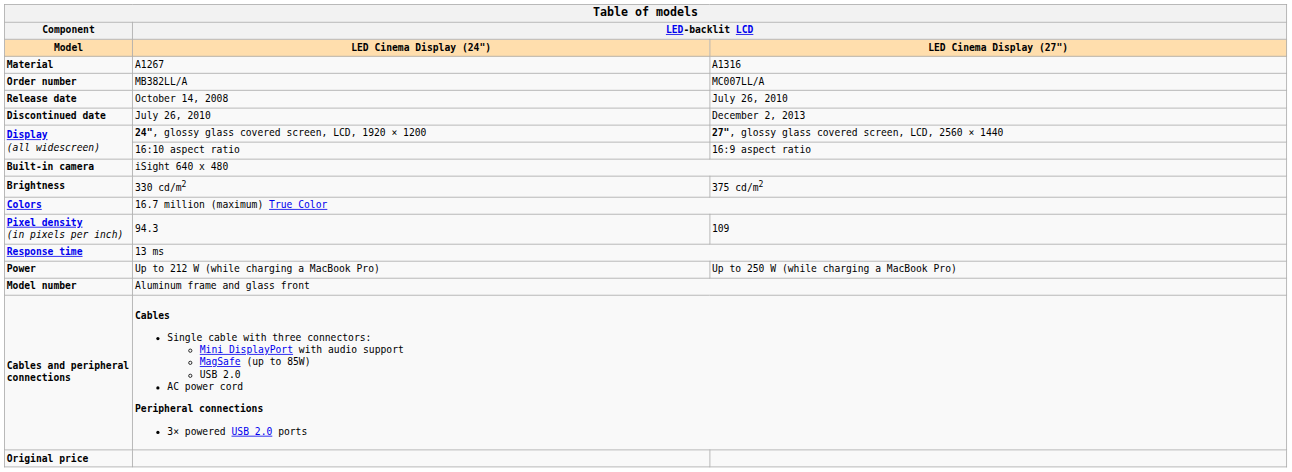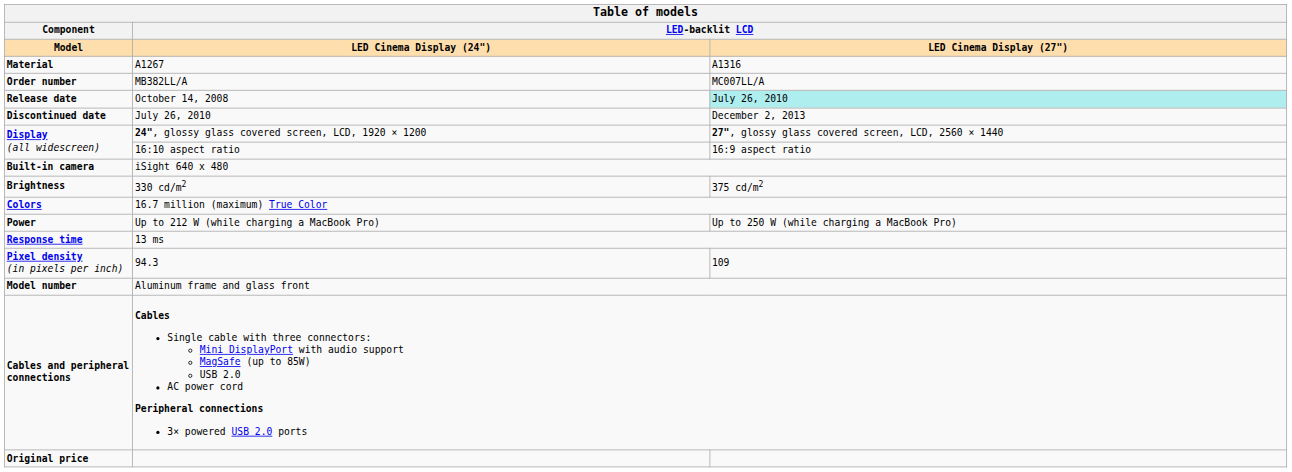(750, 99) no background -> (750, 99) paleturquoise background
rows swapped: (147, 228) <-> (257, 269)
